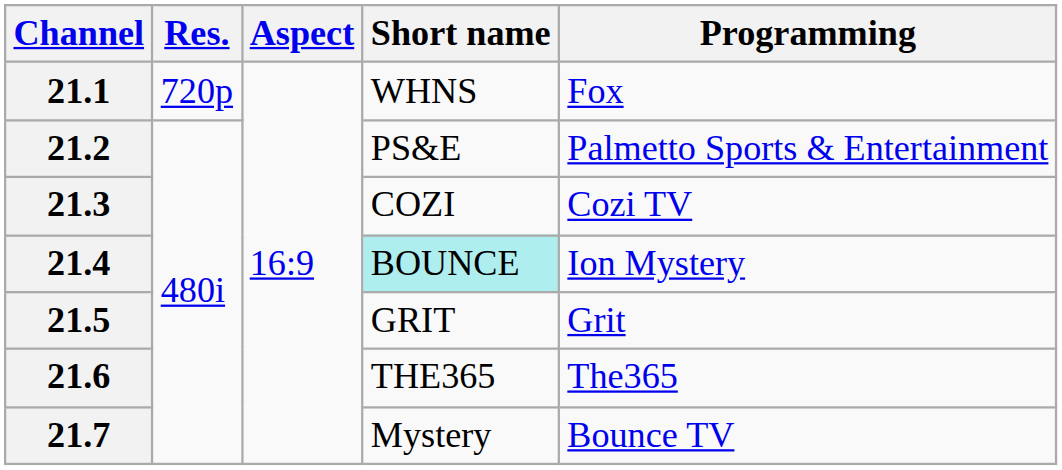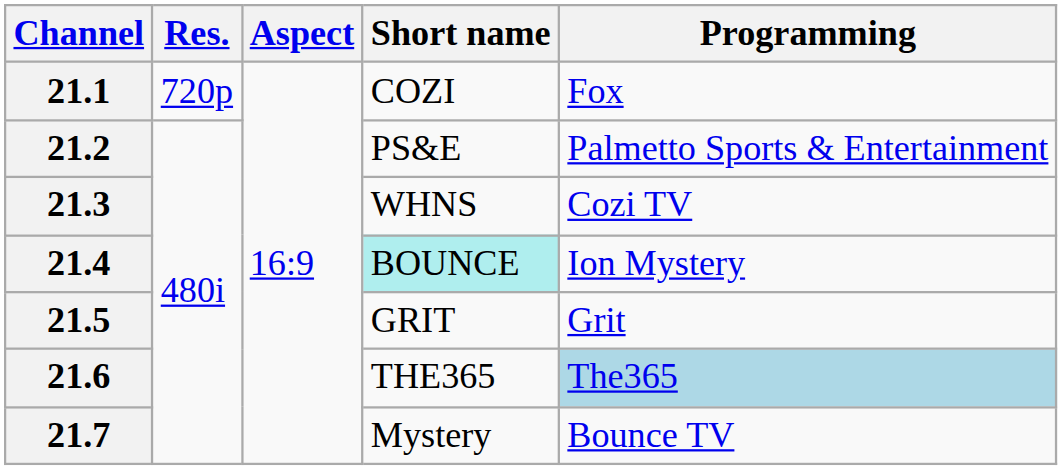(424, 90) WHNS -> (413, 90) COZI
(413, 205) COZI -> (424, 205) WHNS
(623, 377) no background -> (623, 377) lightblue background
